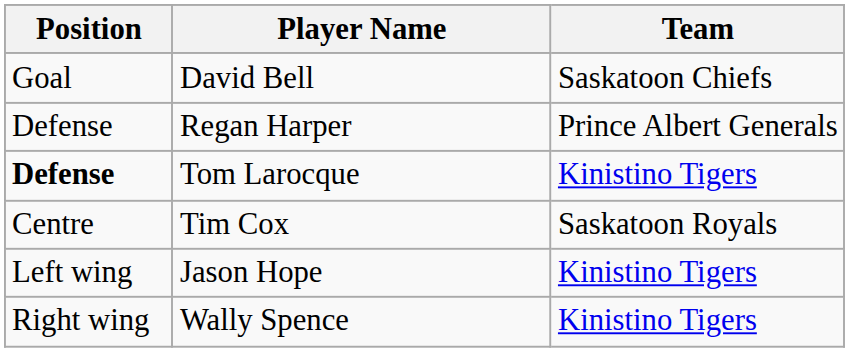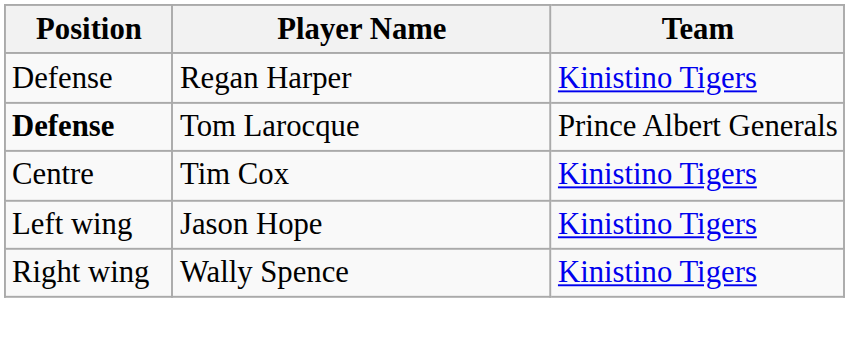- row: (247, 77)
(698, 126) Prince Albert Generals -> (657, 77) Kinistino Tigers
(657, 175) Kinistino Tigers -> (698, 126) Prince Albert Generals
(668, 223) Saskatoon Royals -> (657, 175) Kinistino Tigers
